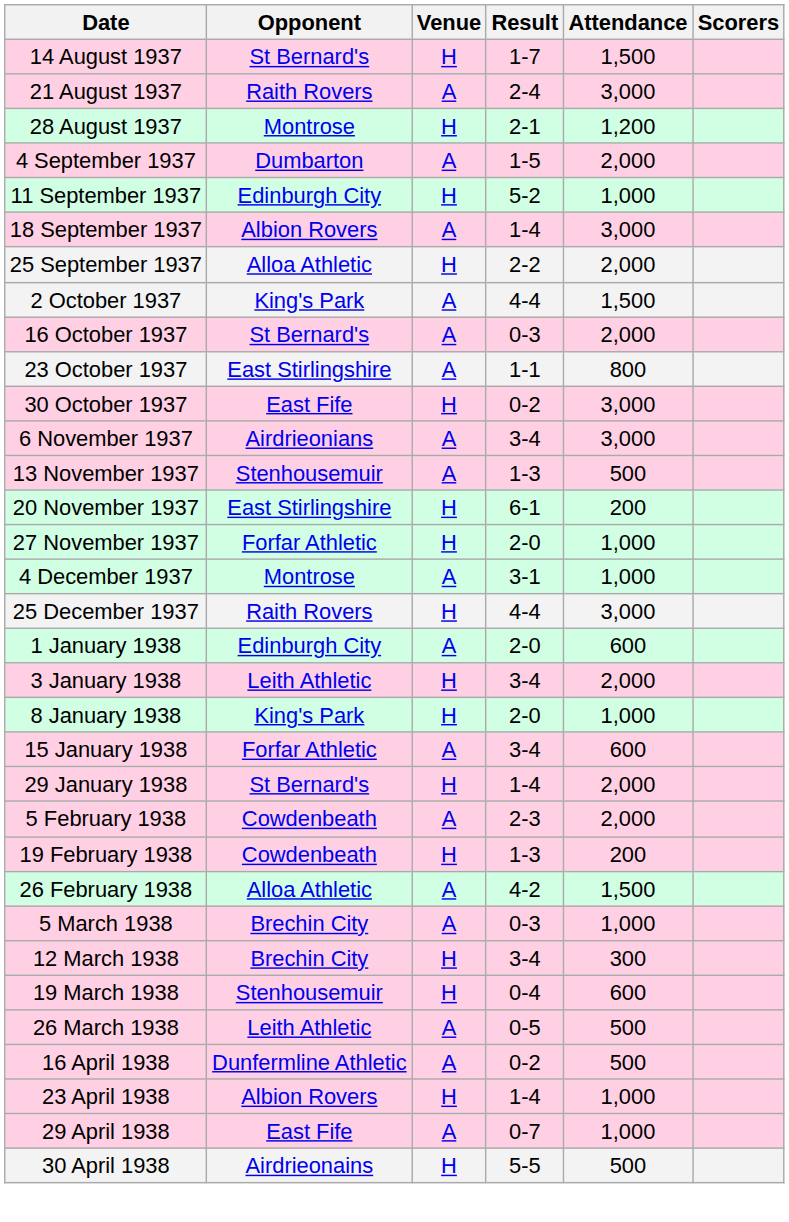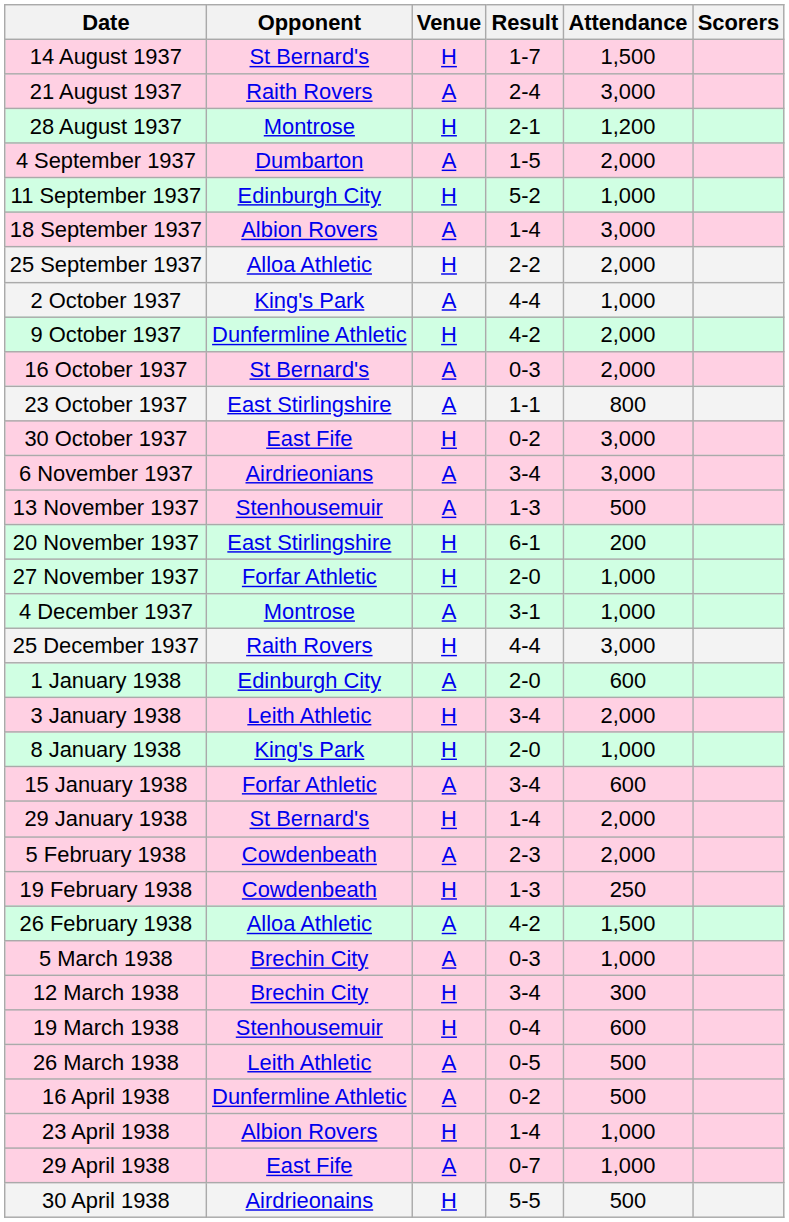(628, 299) 1,500 -> (628, 299) 1,000
+ row: (106, 334)
(628, 854) 200 -> (628, 888) 250
